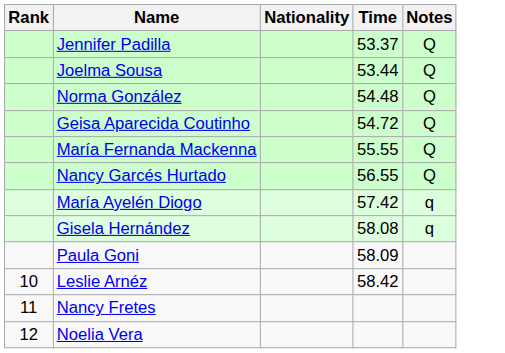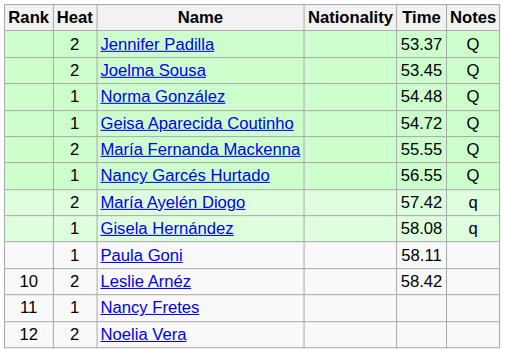+ column: (75, 17)
(378, 70) 53.44 -> (421, 70) 53.45
(378, 255) 58.09 -> (421, 255) 58.11
